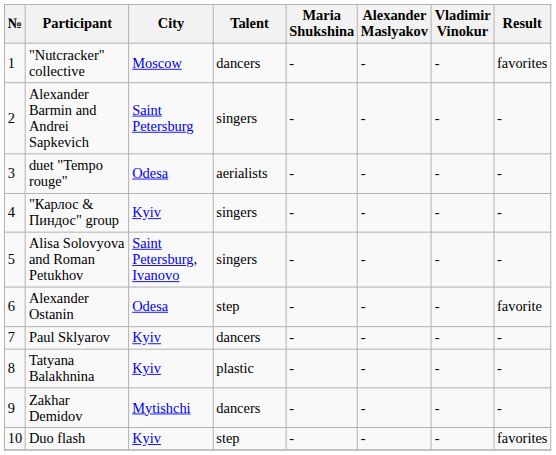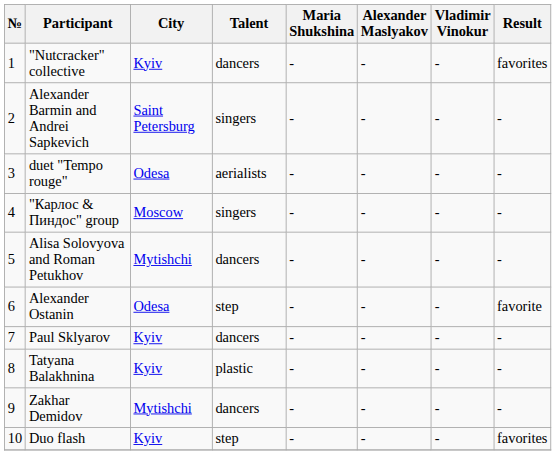(157, 63) Moscow -> (148, 63) Kyiv
(147, 212) Kyiv -> (158, 212) Moscow
(165, 259) Saint Petersburg, Ivanovo -> (163, 259) Mytishchi
(237, 259) singers -> (237, 259) dancers
